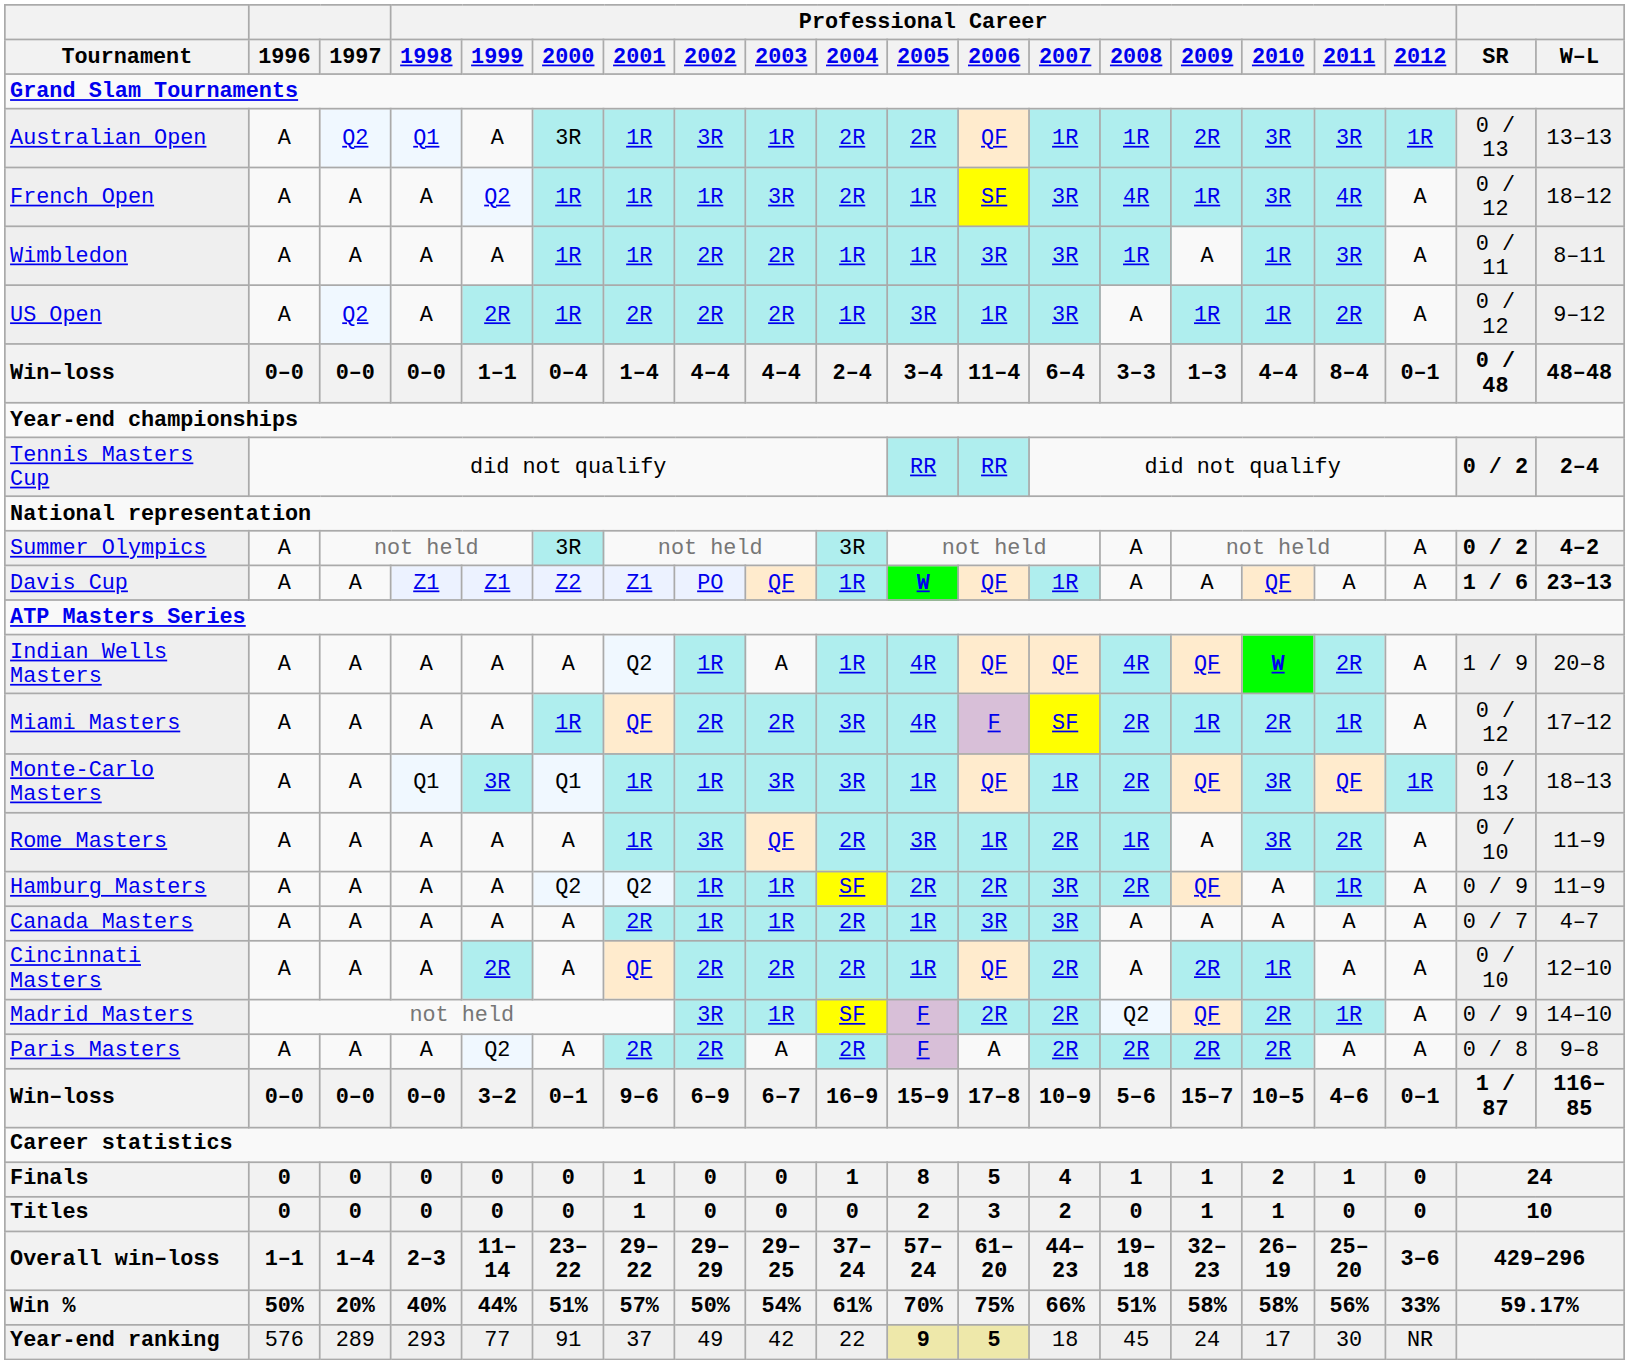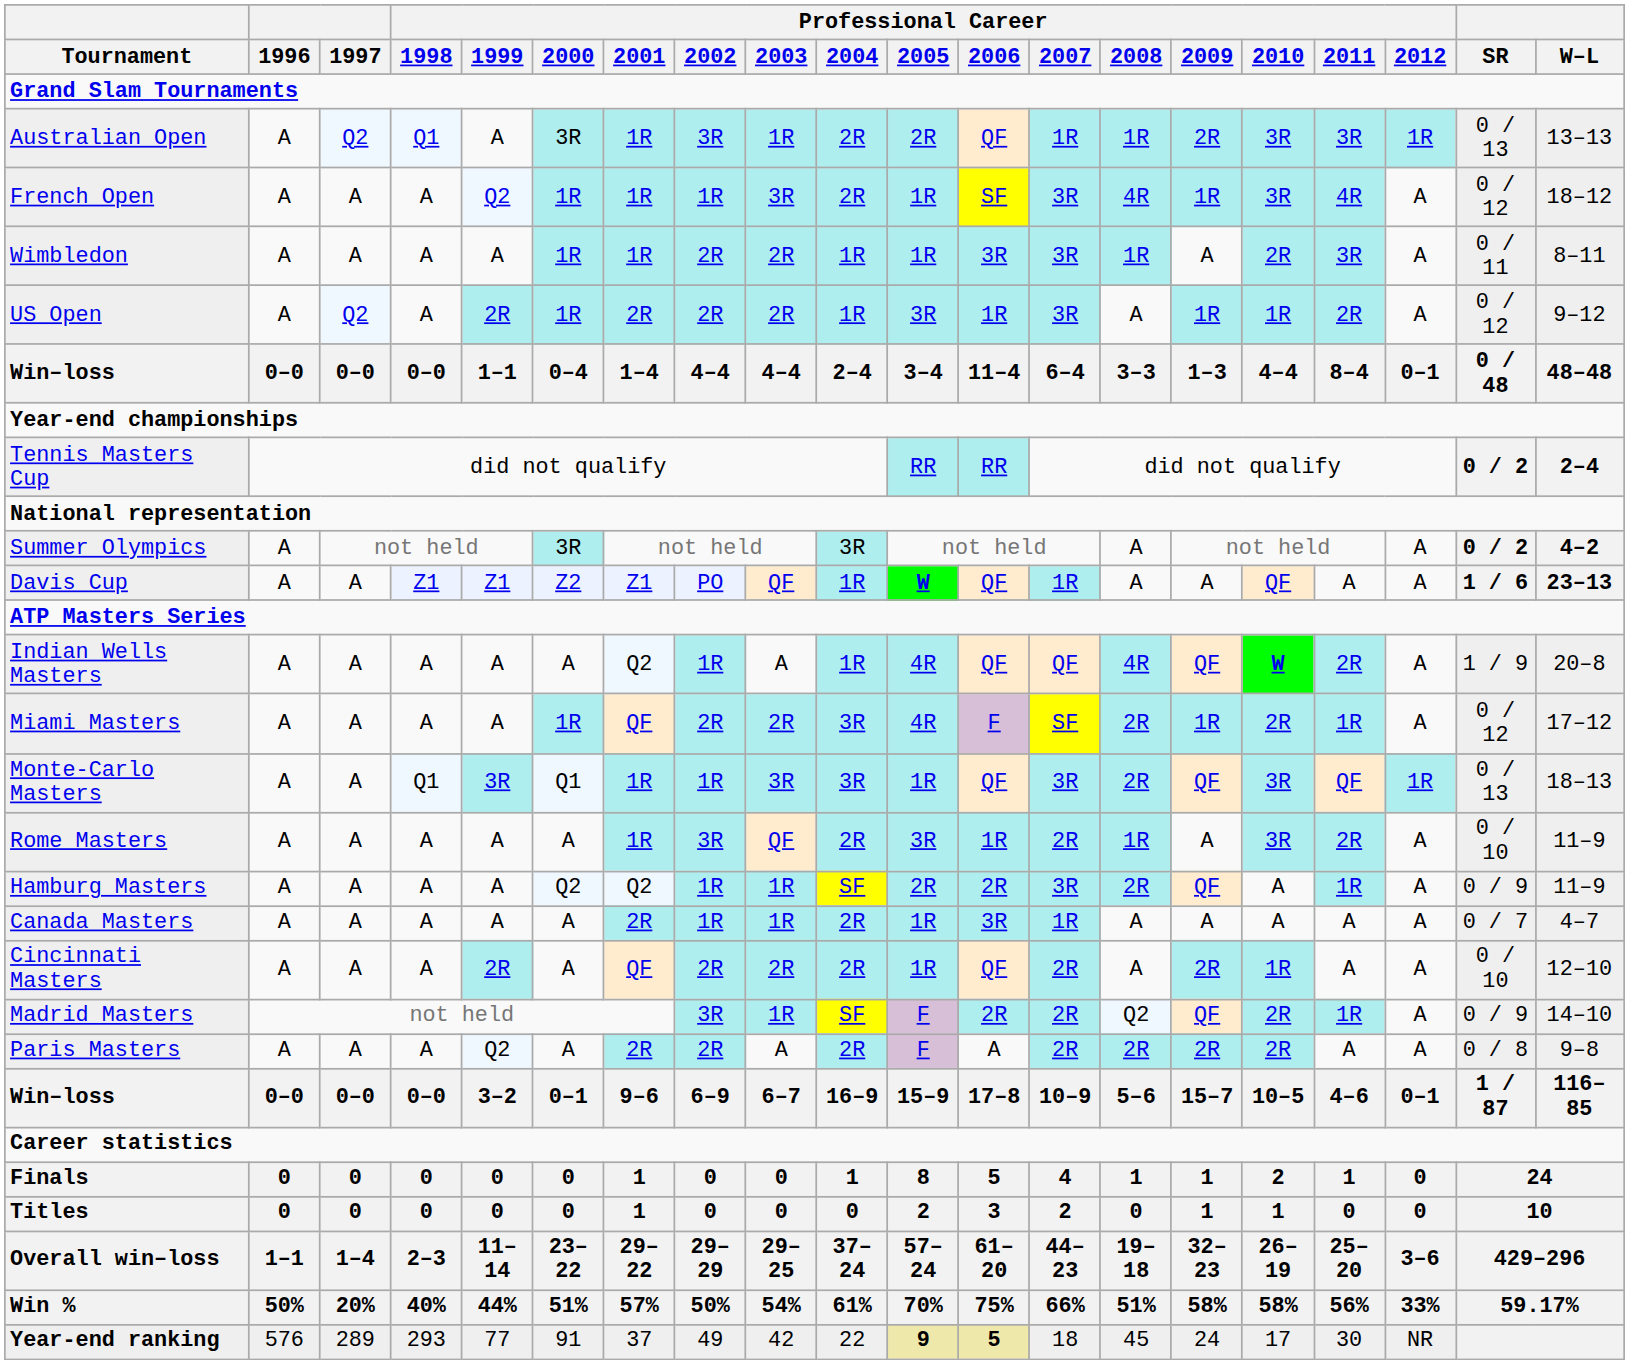(1278, 256) 1R -> (1278, 256) 2R
(1065, 782) 1R -> (1065, 782) 3R
(1065, 922) 3R -> (1065, 922) 1R
